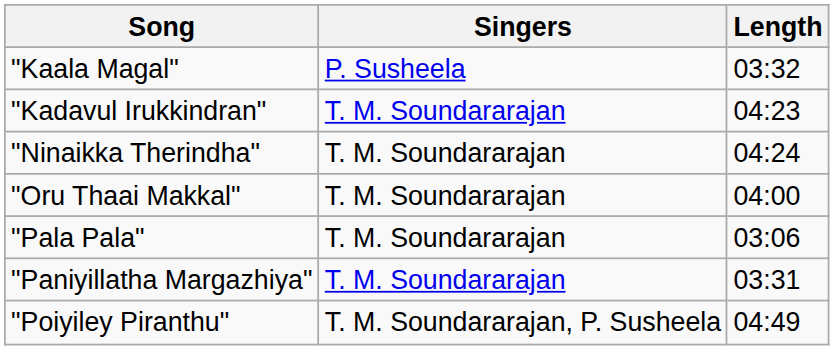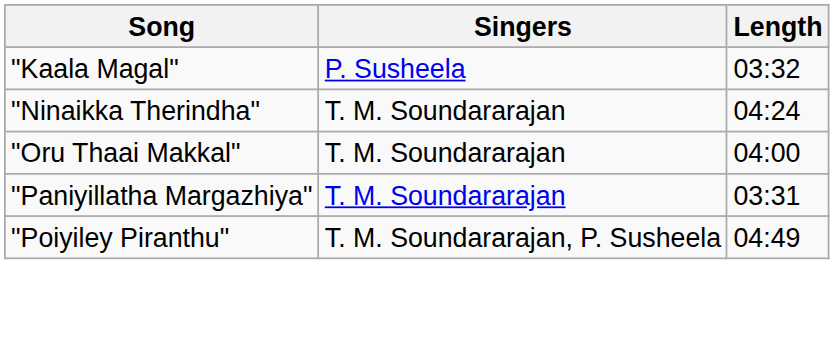- row: (139, 111)
- row: (78, 238)
